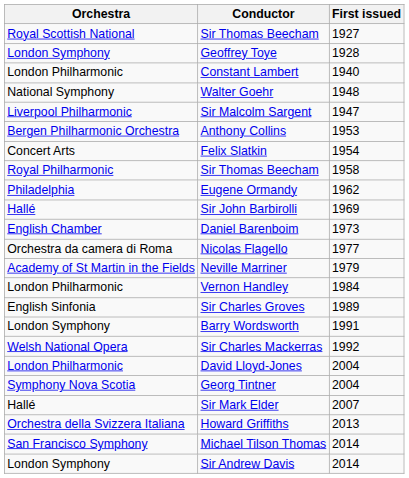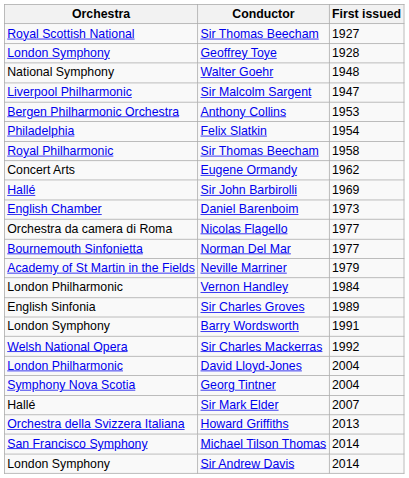- row: (249, 72)
(41, 151) Concert Arts -> (41, 131) Philadelphia
(41, 190) Philadelphia -> (41, 170) Concert Arts
+ row: (246, 248)
